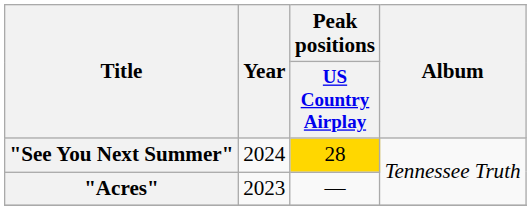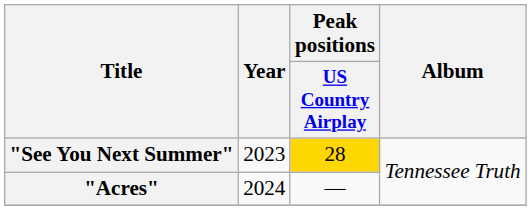(264, 154) 2024 -> (264, 154) 2023
(264, 188) 2023 -> (264, 188) 2024
